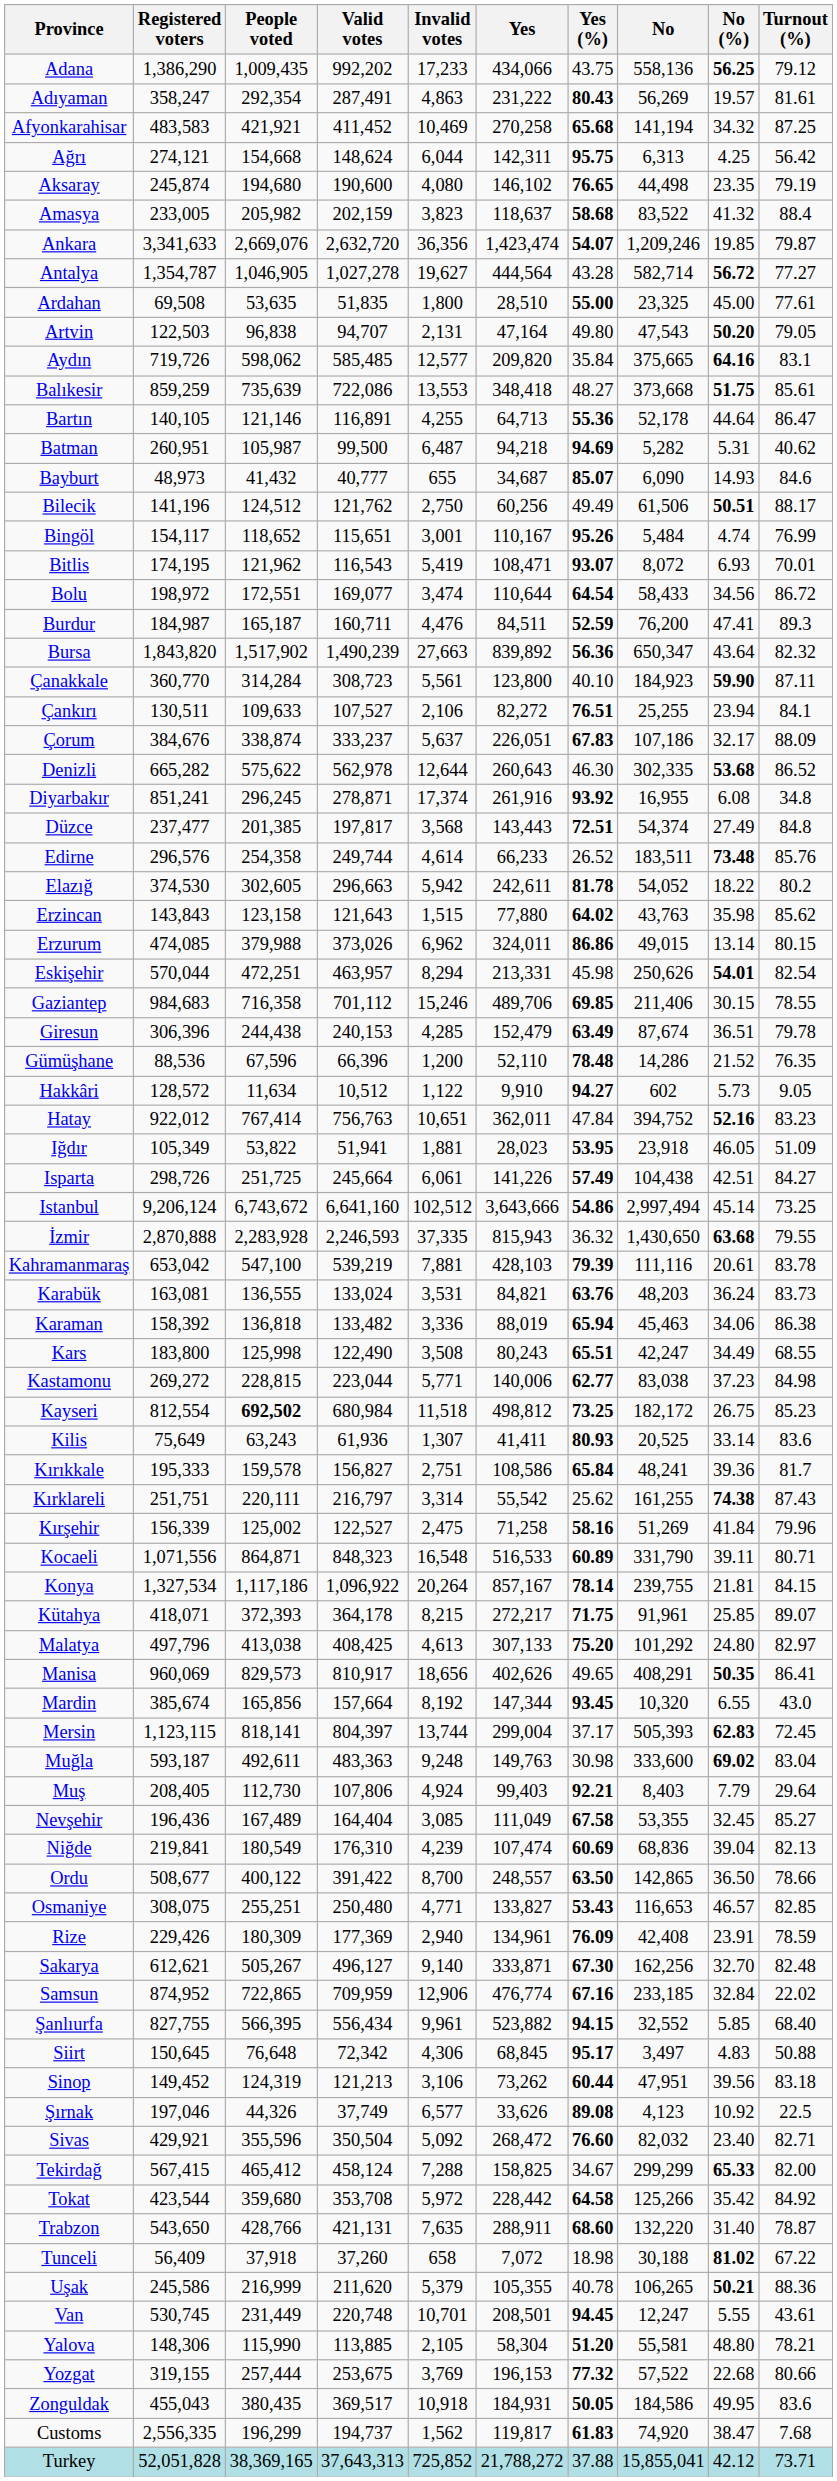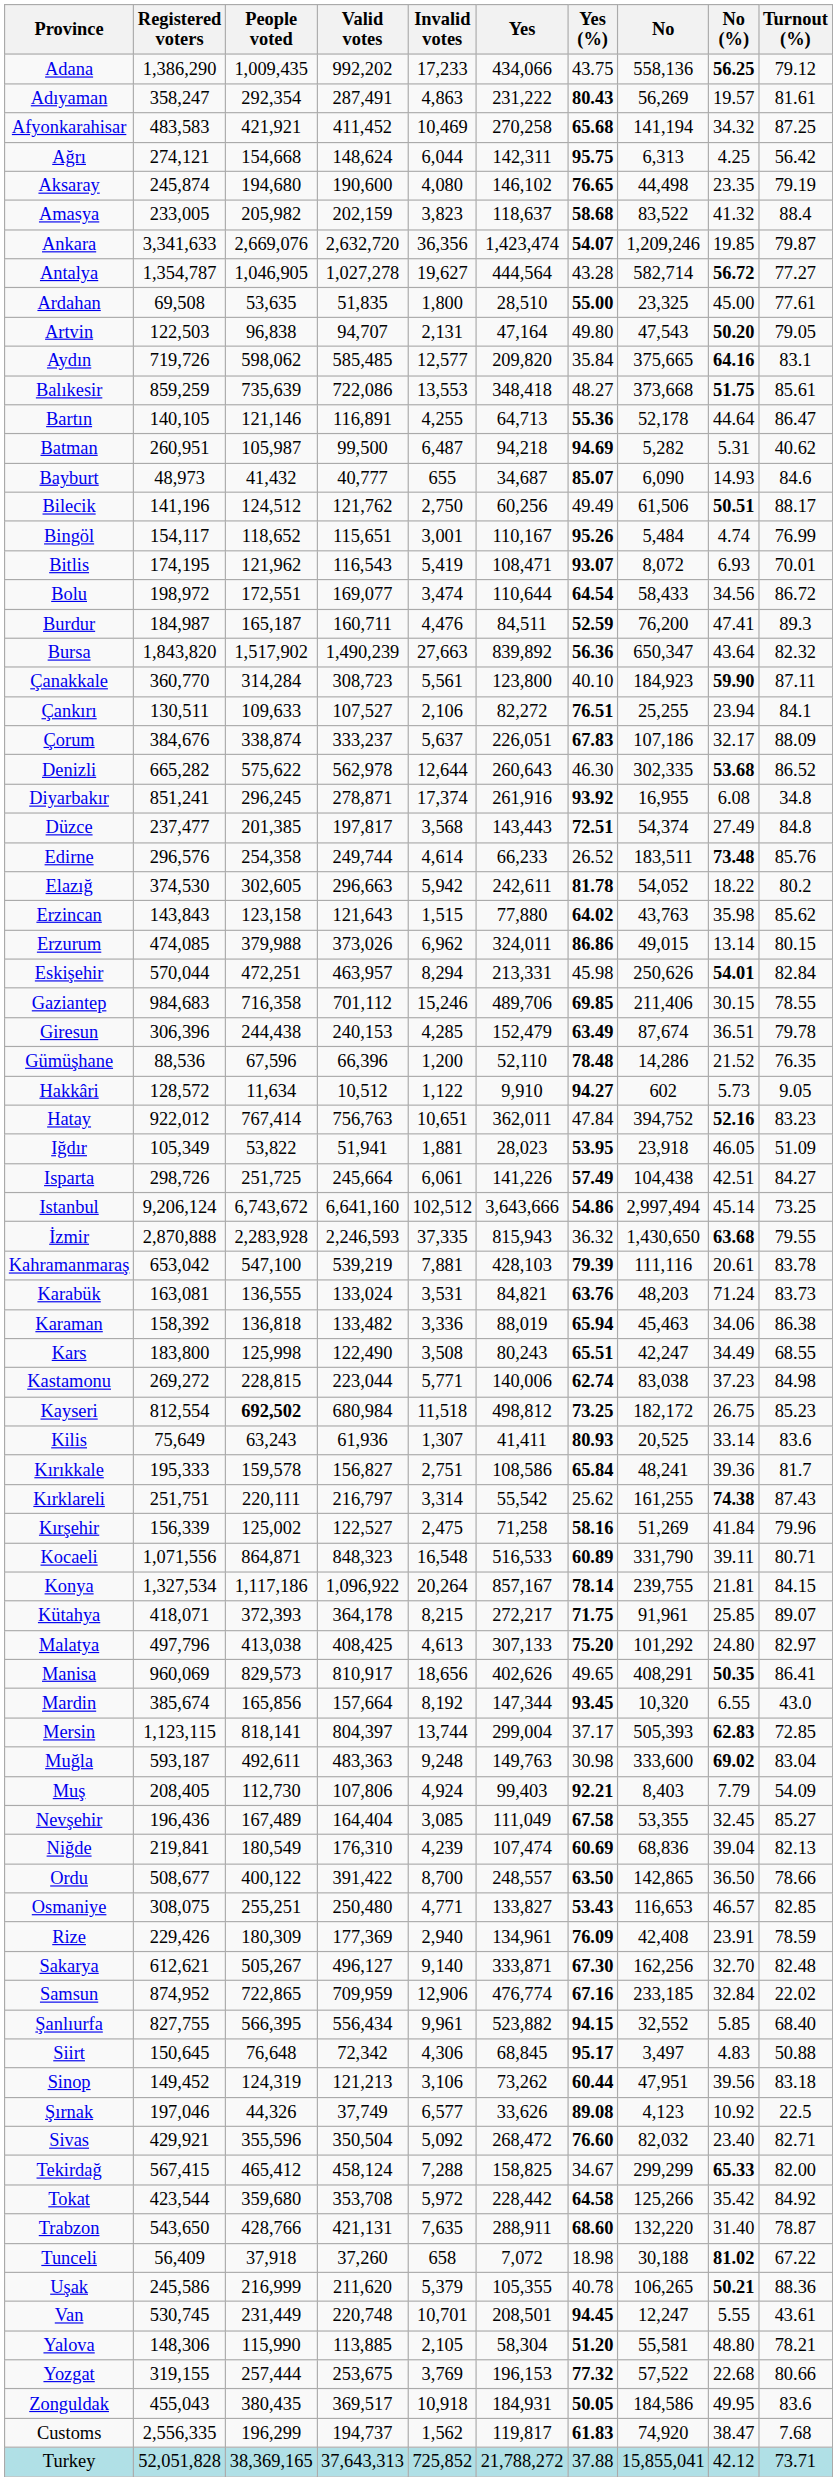(795, 973) 82.54 -> (795, 973) 82.84
(734, 1294) 36.24 -> (734, 1294) 71.24
(593, 1382) 62.77 -> (593, 1382) 62.74
(795, 1732) 72.45 -> (795, 1732) 72.85
(795, 1790) 29.64 -> (795, 1790) 54.09
